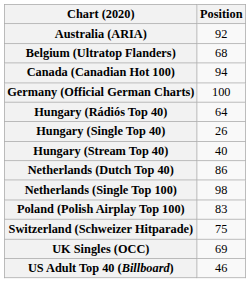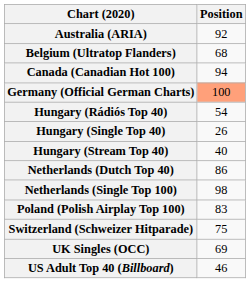(221, 92) no background -> (221, 92) lightsalmon background
(221, 111) 64 -> (221, 111) 54
